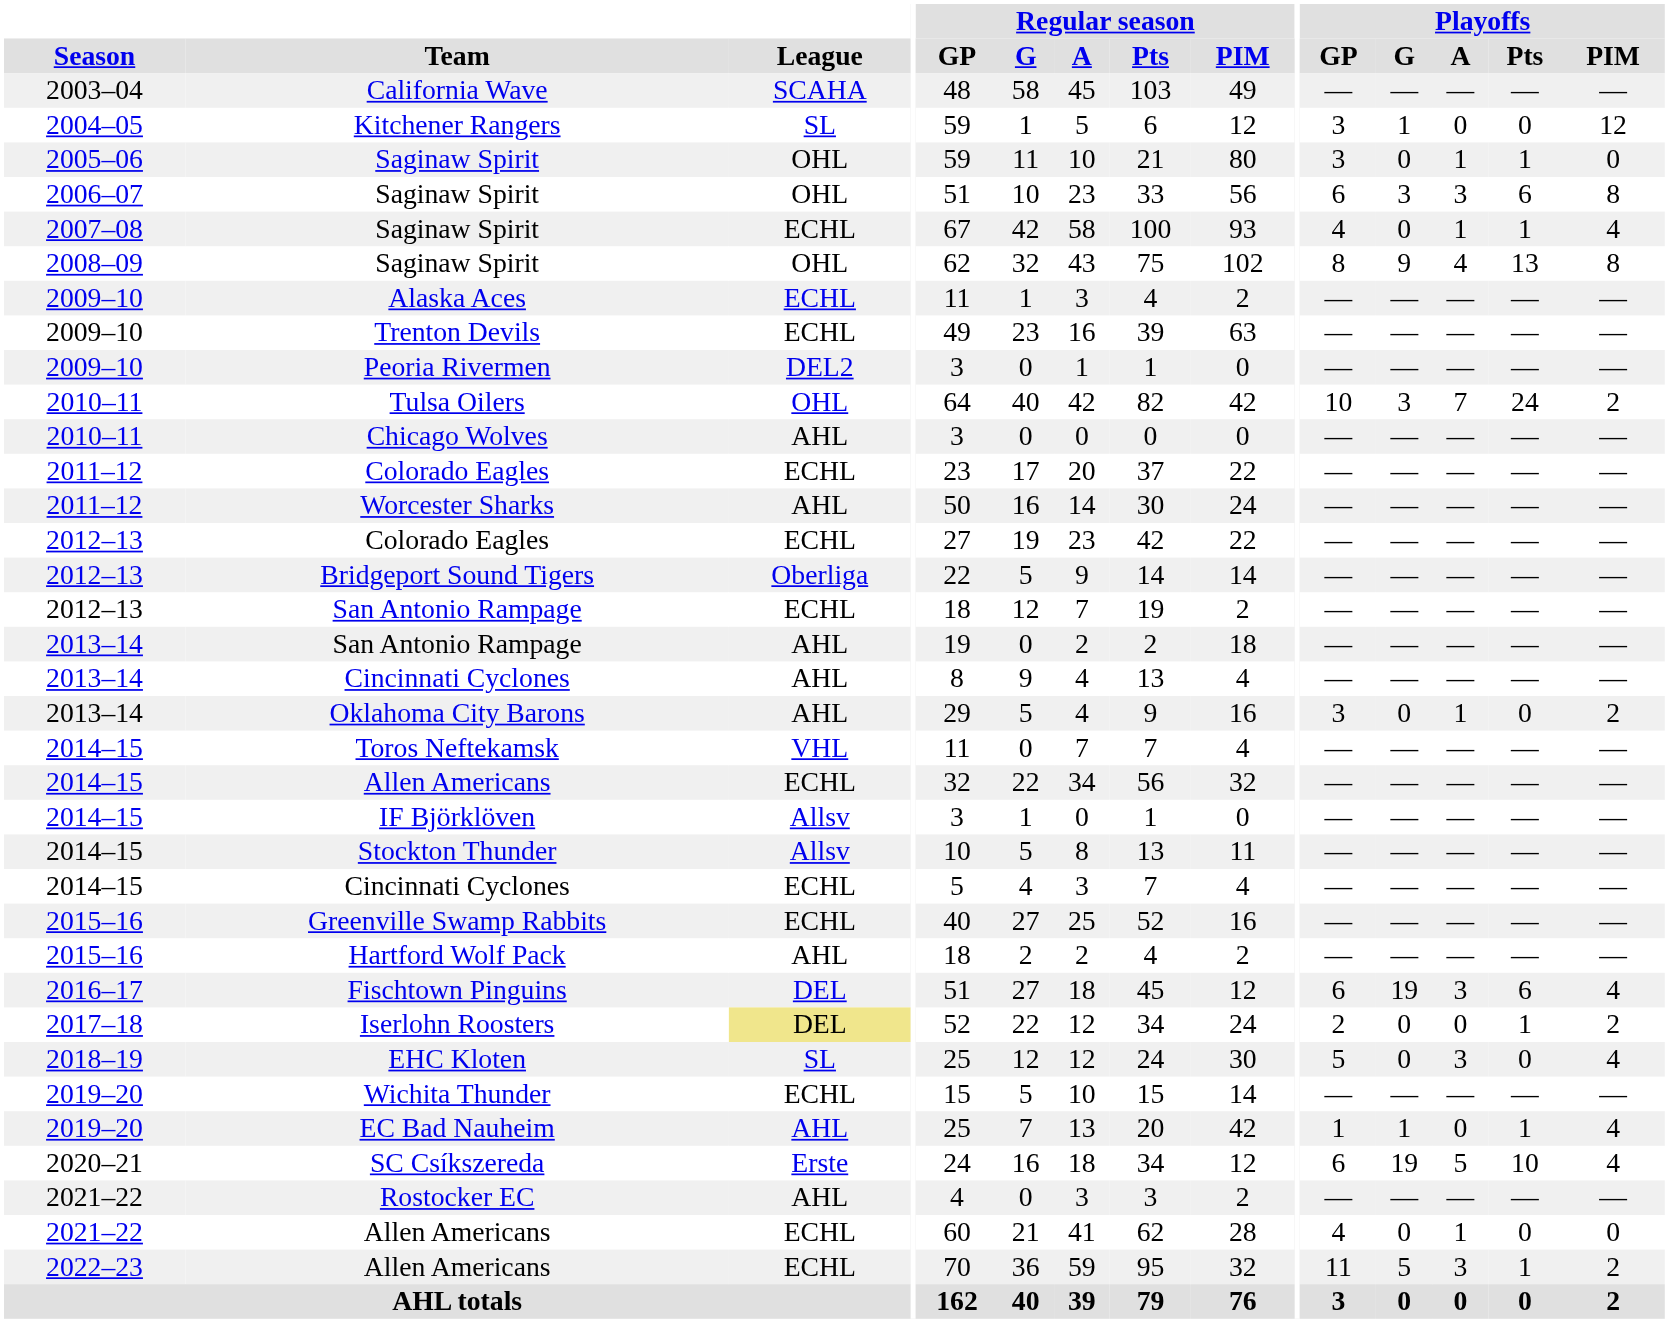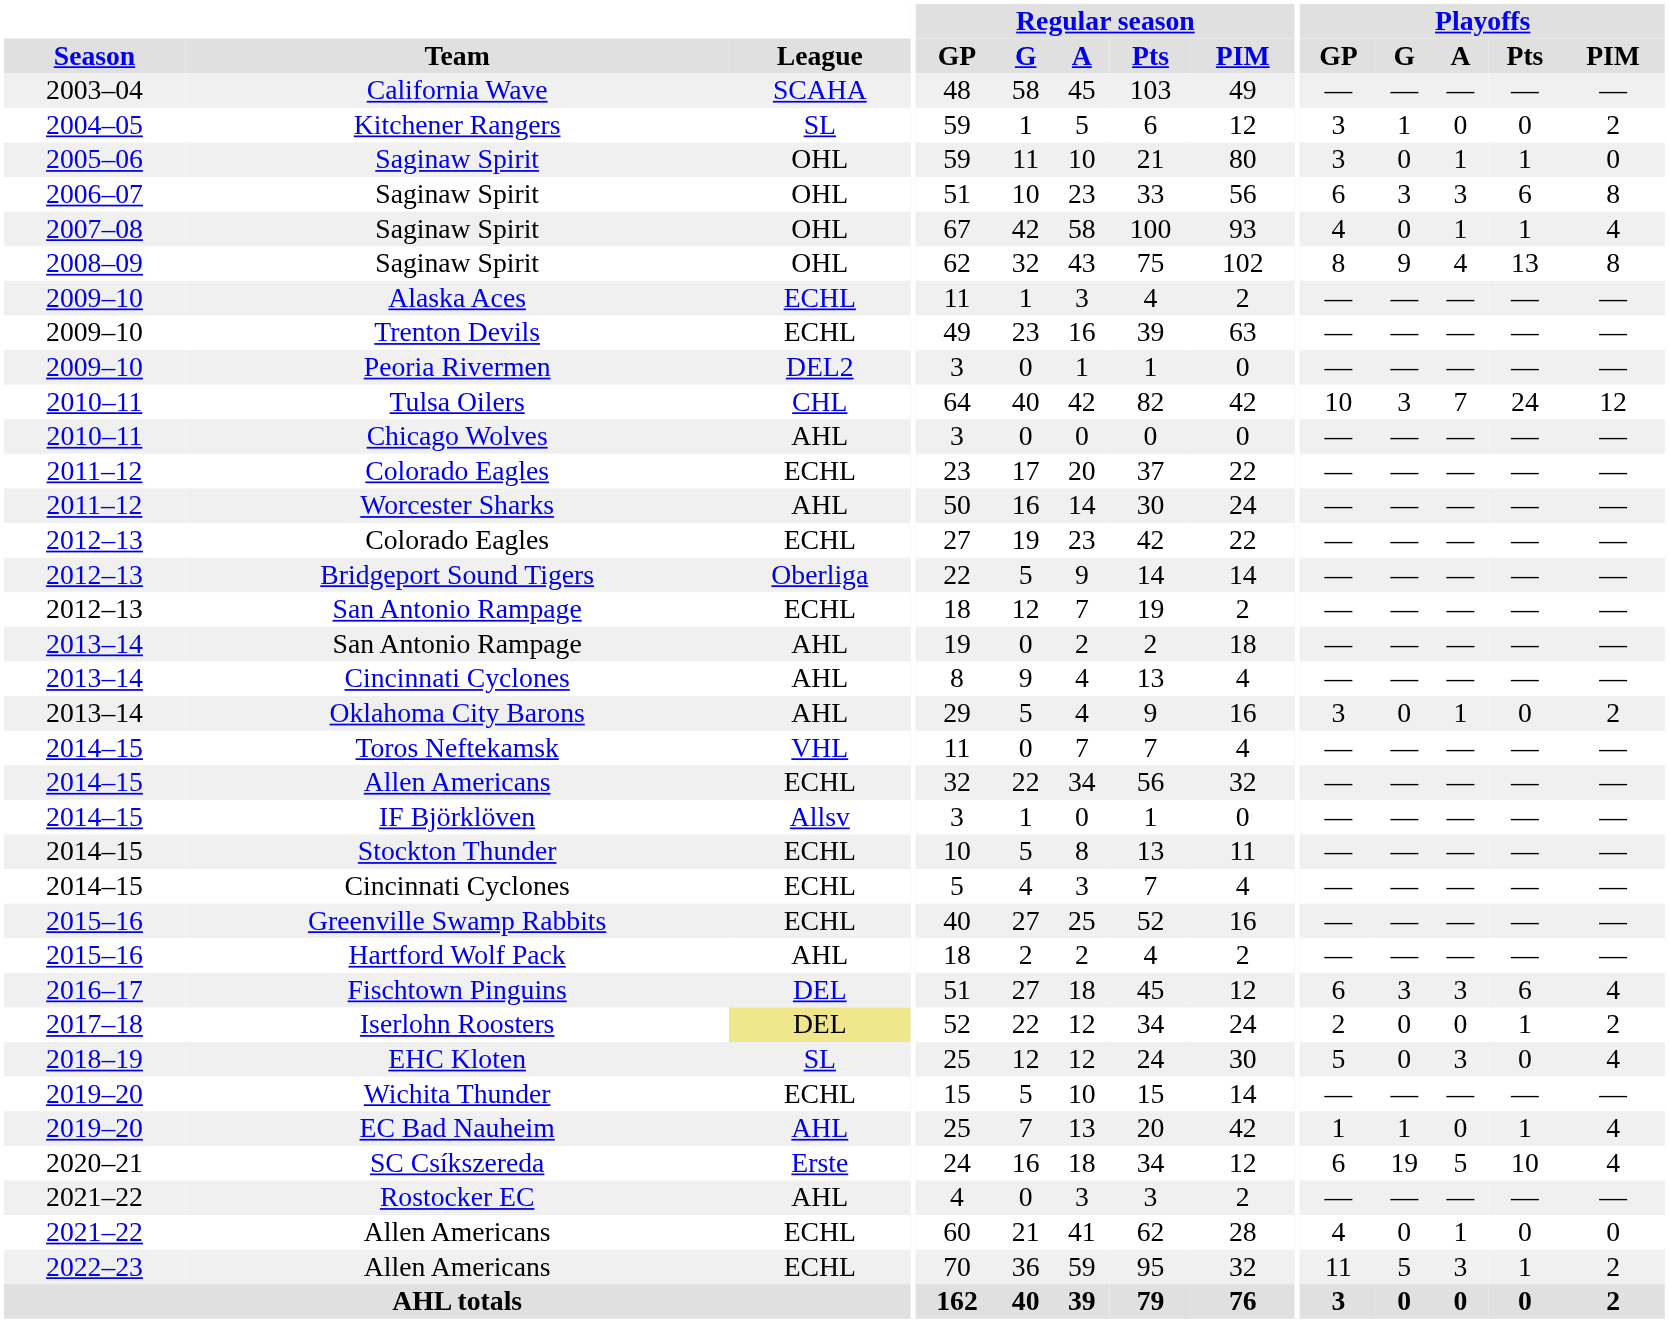(1613, 124) 12 -> (1613, 124) 2
(820, 228) ECHL -> (820, 228) OHL
(820, 401) OHL -> (820, 401) CHL
(1613, 401) 2 -> (1613, 401) 12
(820, 851) Allsv -> (820, 851) ECHL
(1404, 989) 19 -> (1404, 989) 3
